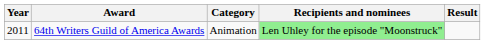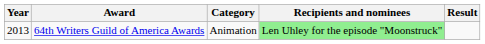(18, 30) 2011 -> (18, 30) 2013
